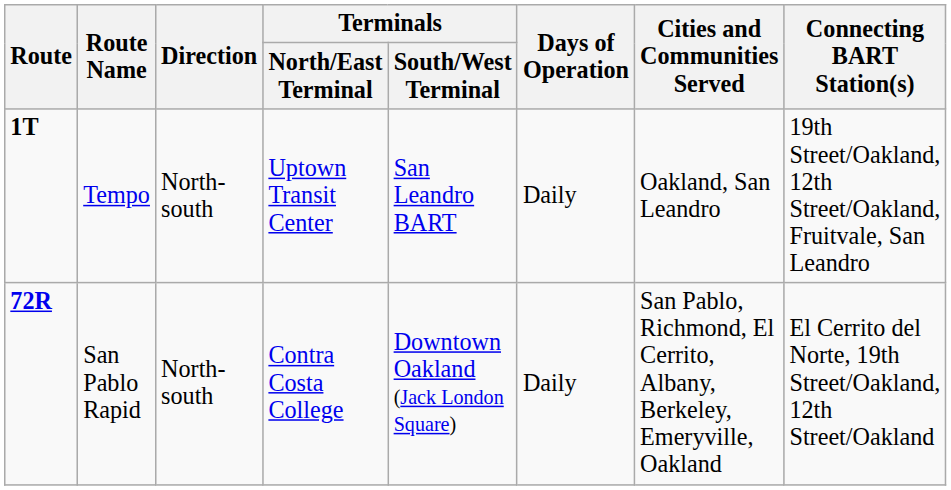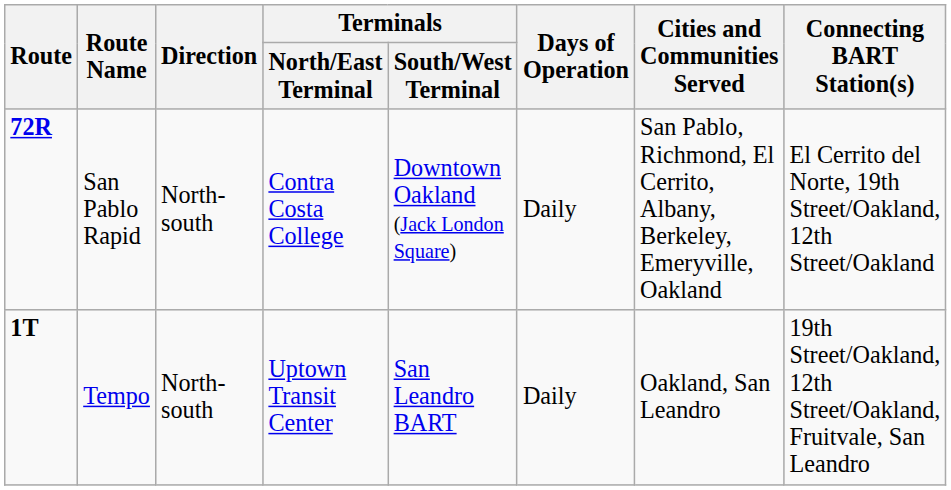rows swapped: (117, 195) <-> (112, 383)
